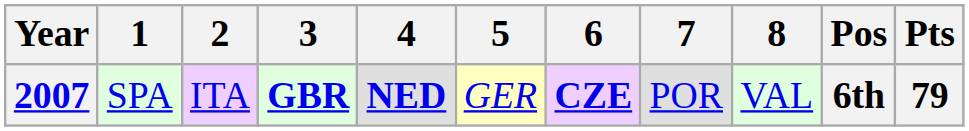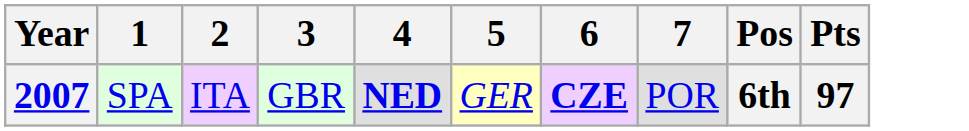- column: (777, 34)
(308, 94) bold -> (306, 94) normal
(930, 94) 79 -> (835, 94) 97
